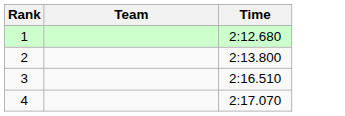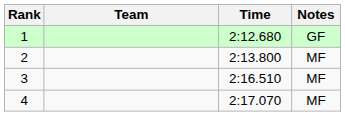+ column: (316, 15)
